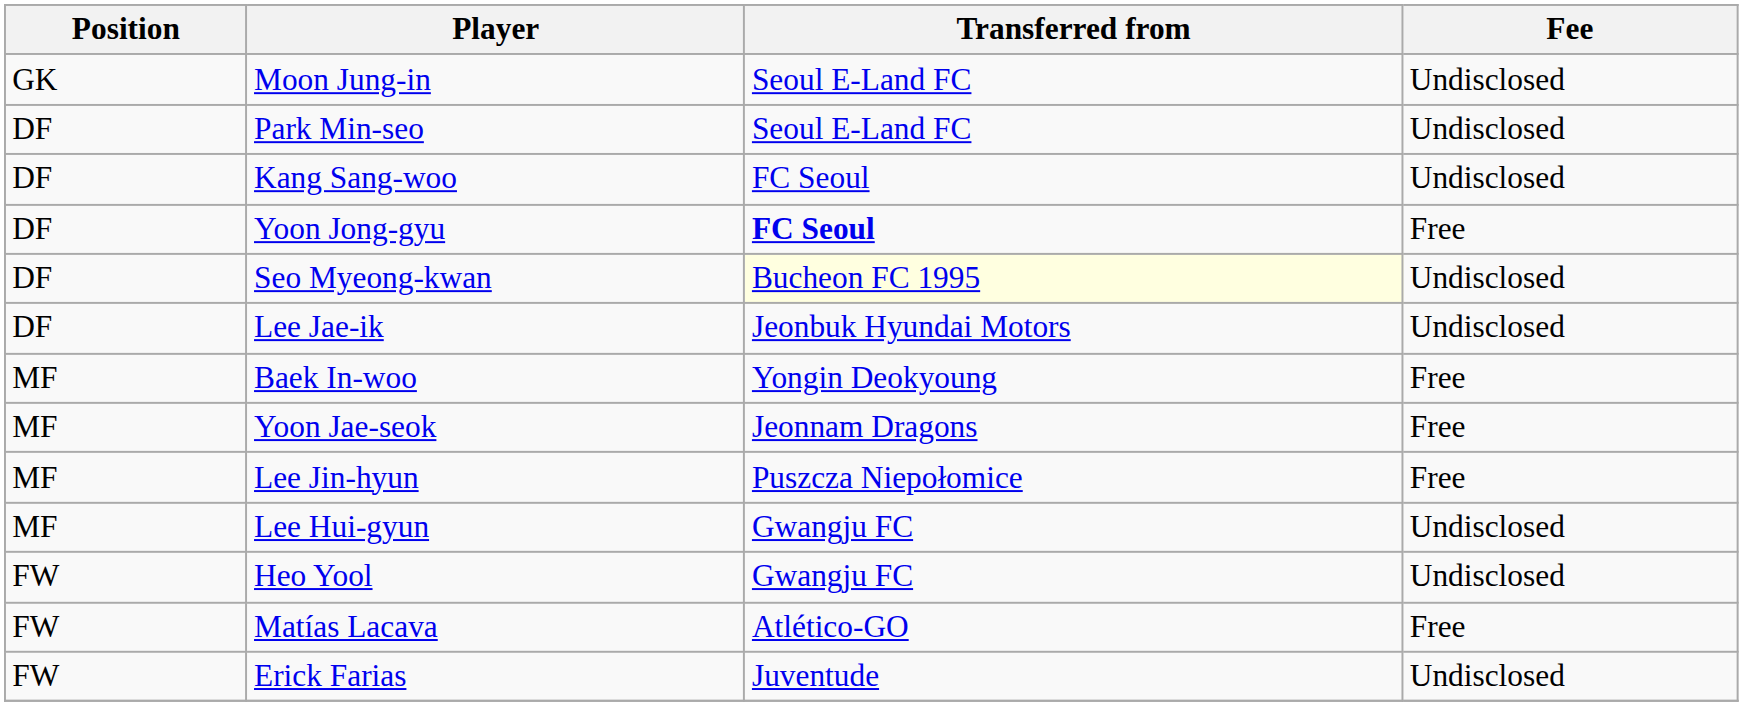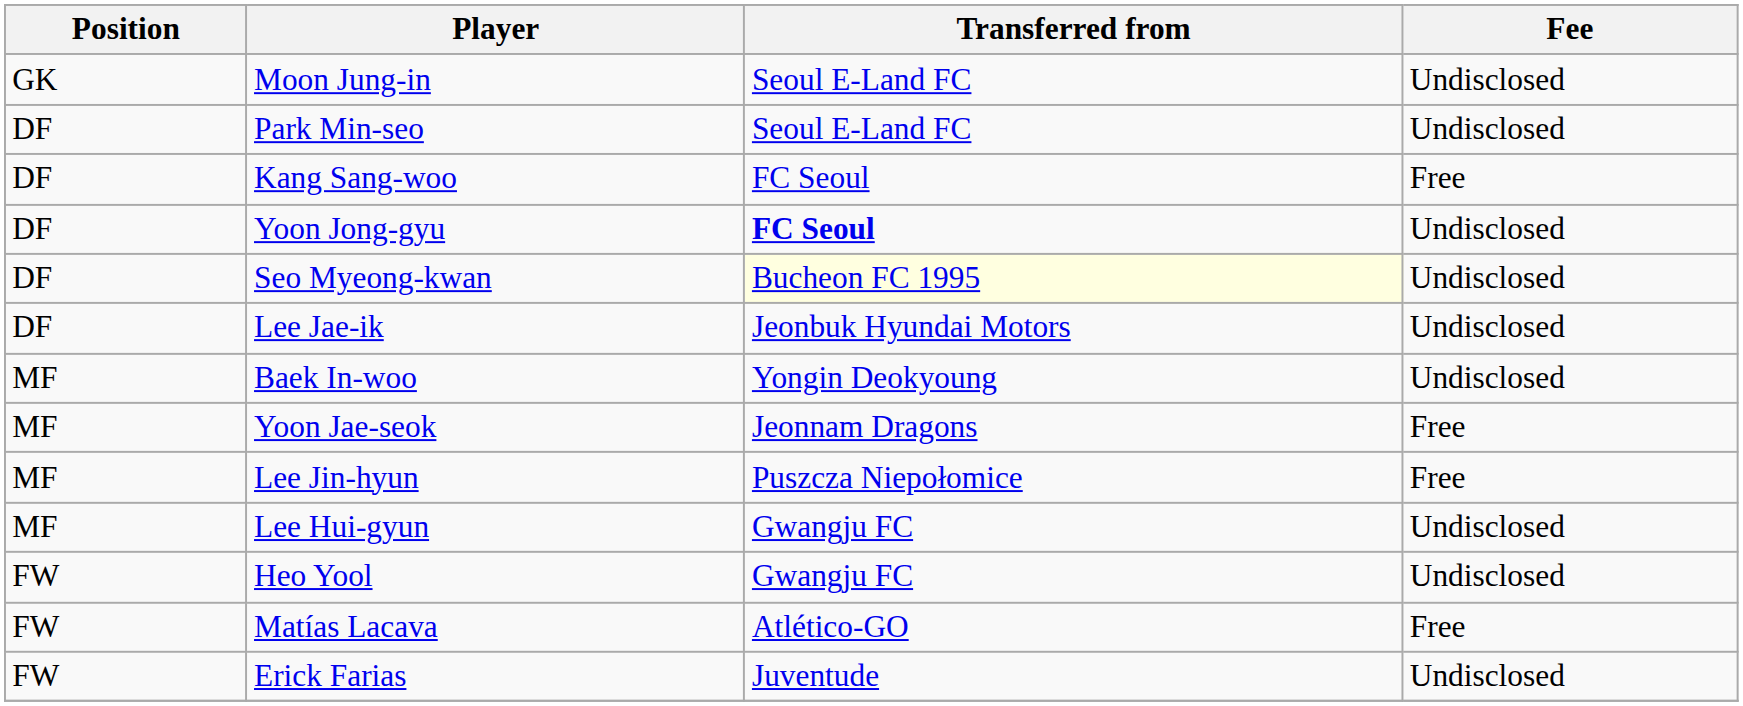(1487, 178) Undisclosed -> (1438, 178) Free
(1438, 228) Free -> (1487, 228) Undisclosed
(1438, 377) Free -> (1487, 377) Undisclosed
